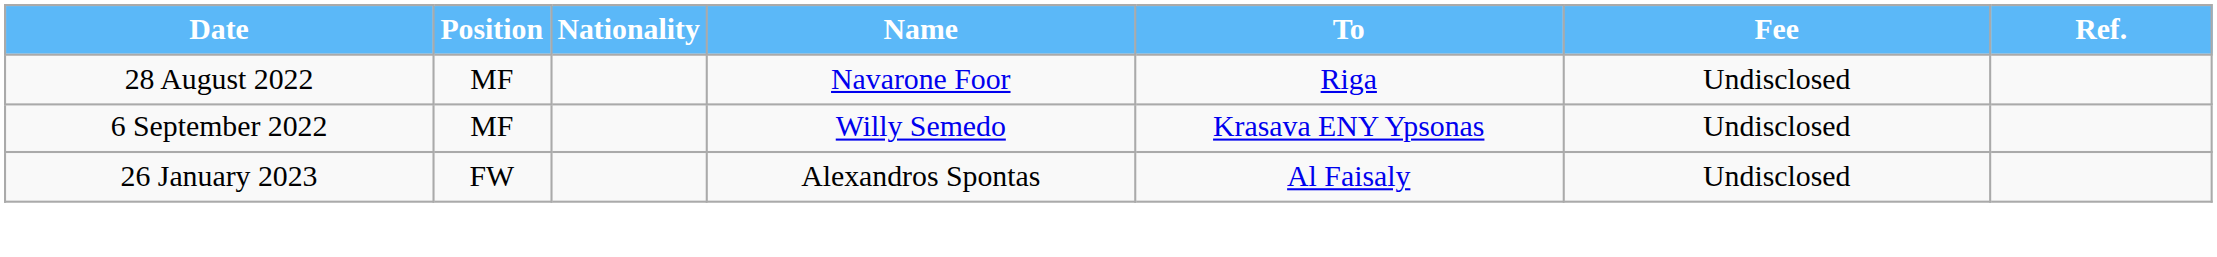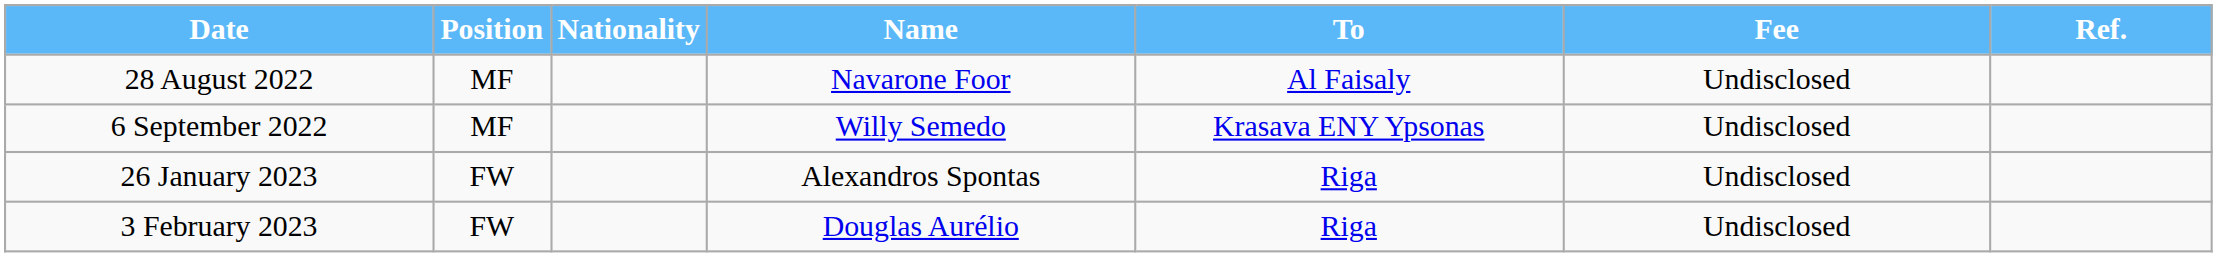(1349, 78) Riga -> (1349, 78) Al Faisaly
(1349, 176) Al Faisaly -> (1349, 176) Riga
+ row: (219, 226)
